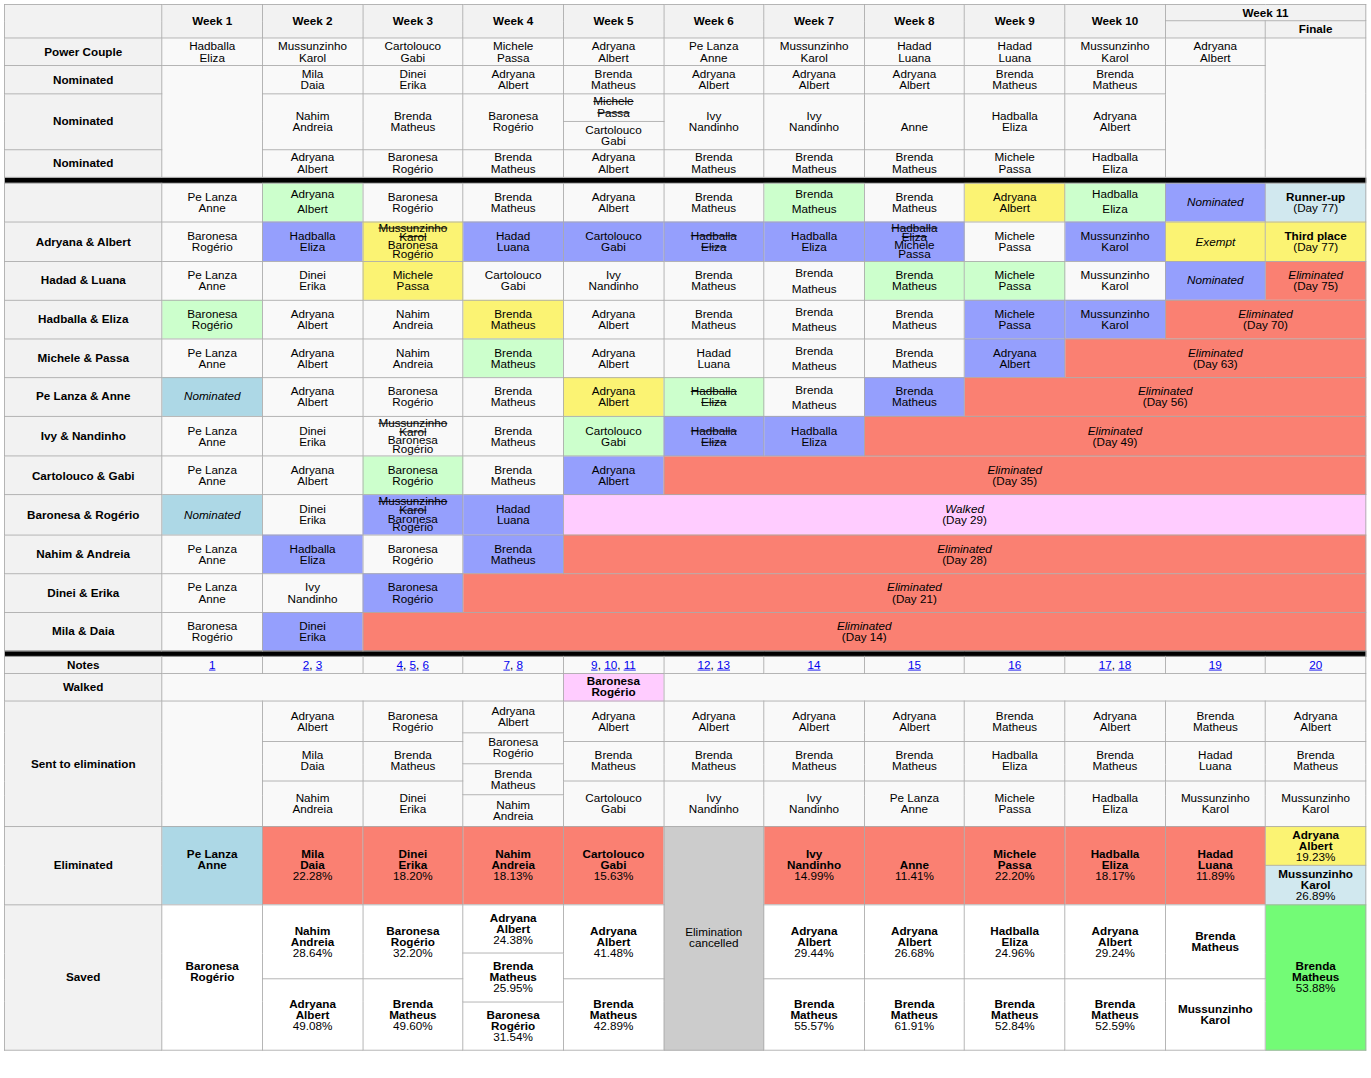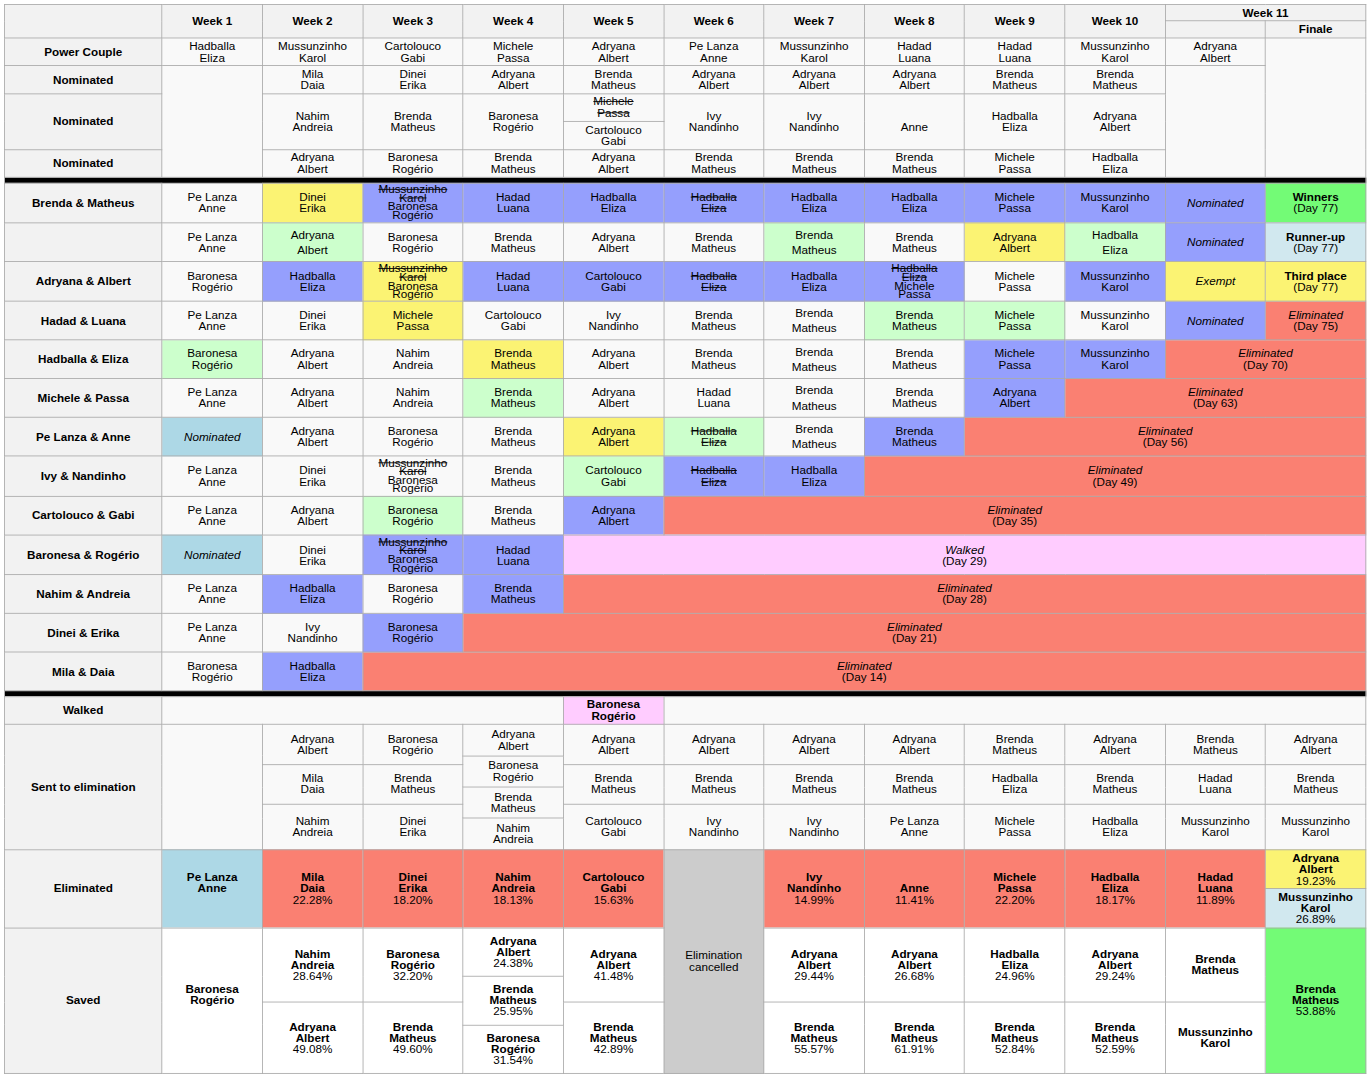+ row: (83, 202)
(313, 631) Dinei Erika -> (313, 671) Hadballa Eliza
- row: (83, 664)
